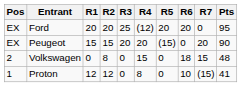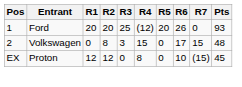(13, 27) EX -> (9, 27) 1
(186, 27) 20 -> (181, 27) 26
(224, 27) 95 -> (220, 27) 93
- row: (47, 43)
(122, 58) 0 -> (122, 43) 3
(186, 58) 18 -> (181, 43) 17
(9, 74) 1 -> (13, 58) EX
(224, 74) 41 -> (220, 58) 45
